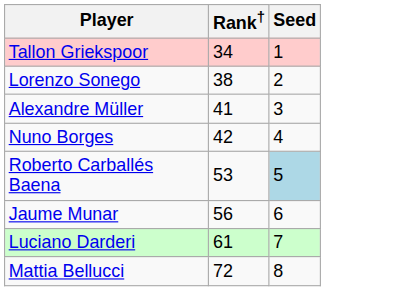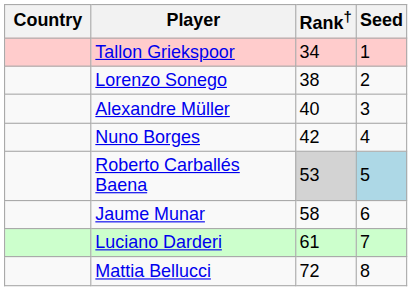+ column: (48, 21)
(223, 108) 41 -> (310, 108) 40
(223, 175) no background -> (310, 175) lightgrey background
(223, 214) 56 -> (310, 214) 58
